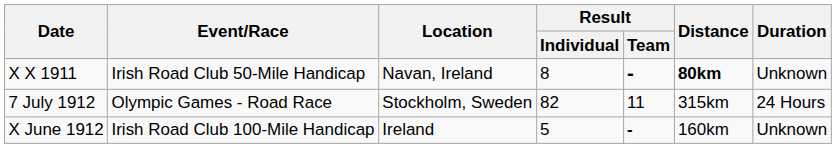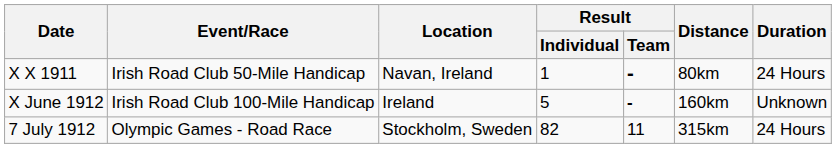(545, 73) 8 -> (545, 73) 1
(700, 73) bold -> (699, 73) normal
(792, 73) Unknown -> (791, 73) 24 Hours
rows swapped: (56, 129) <-> (52, 102)
